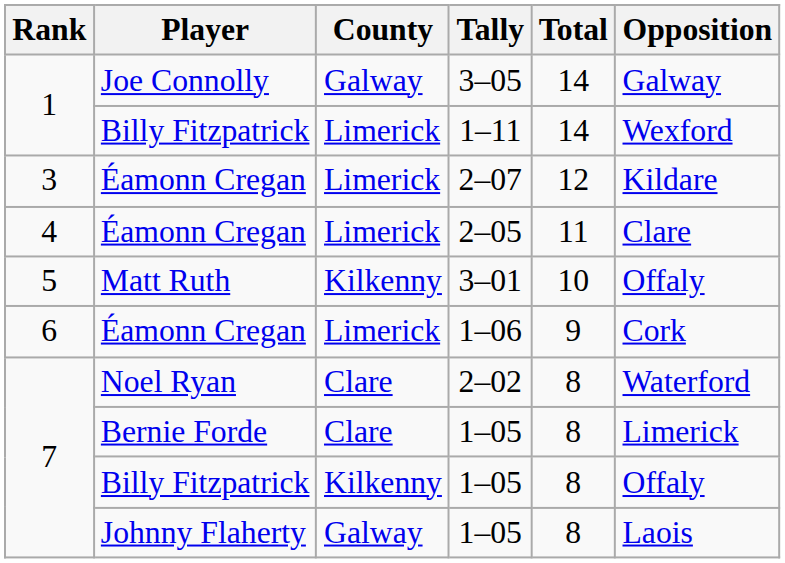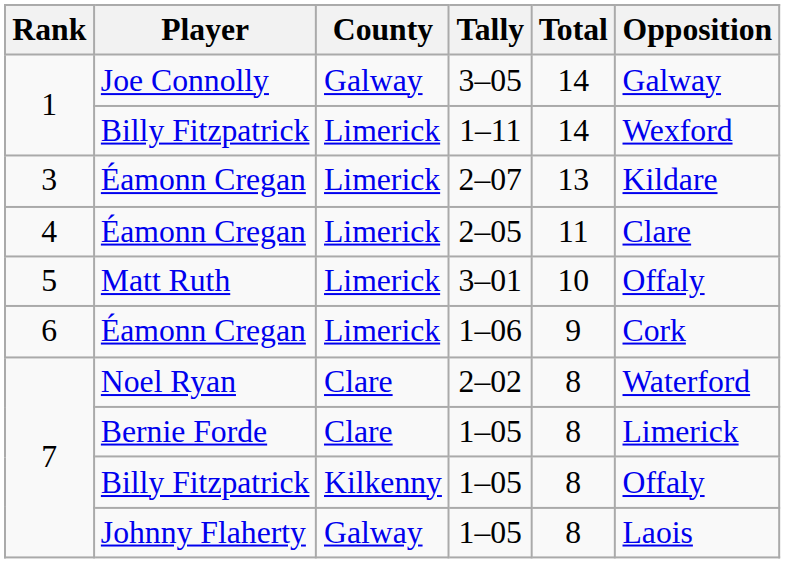(573, 180) 12 -> (573, 180) 13
(383, 280) Kilkenny -> (382, 280) Limerick
